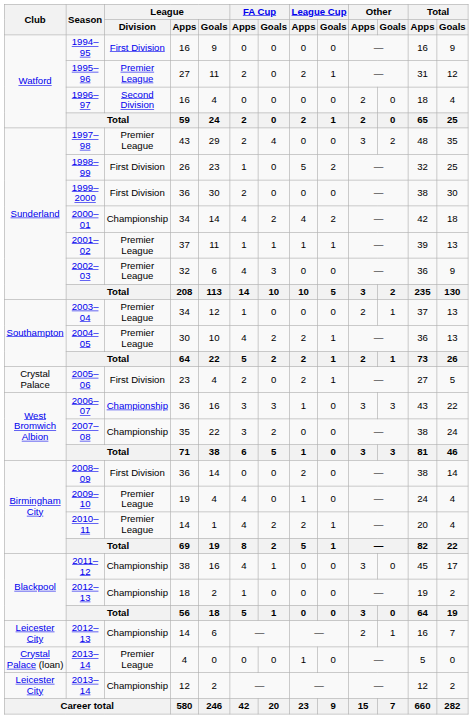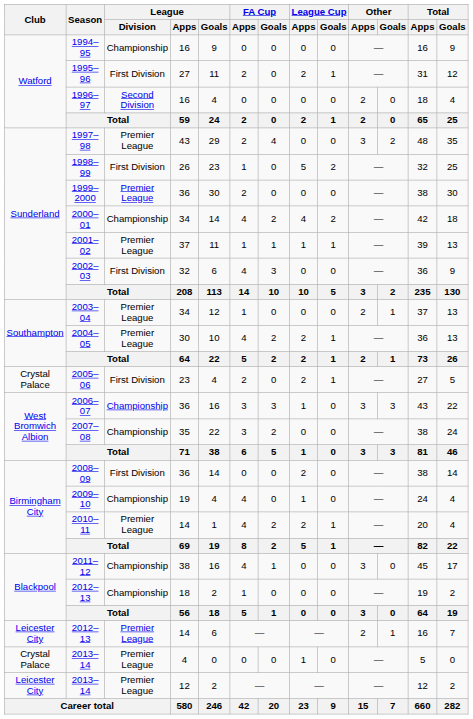(137, 47) First Division -> (137, 47) Championship
(137, 73) Premier League -> (137, 73) First Division
(137, 193) First Division -> (137, 193) Premier League
(137, 271) Premier League -> (137, 271) First Division
(137, 499) Premier League -> (137, 499) Championship
(137, 633) Championship -> (137, 633) Premier League
(35, 659) Crystal Palace (loan) -> (35, 659) Crystal Palace
(137, 685) Championship -> (137, 685) Premier League
